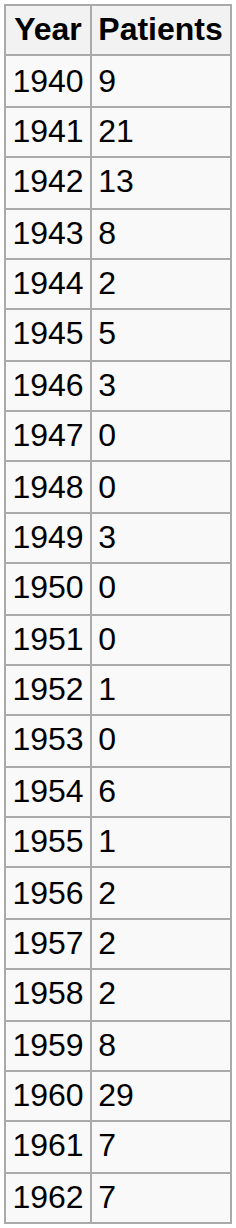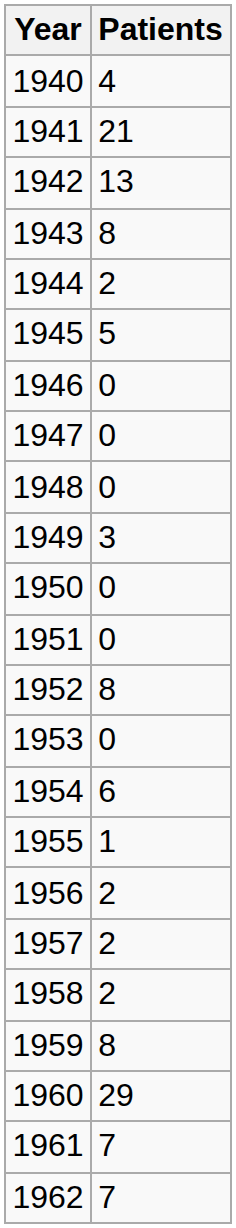(107, 80) 9 -> (107, 80) 4
(107, 385) 3 -> (107, 385) 0
(107, 689) 1 -> (107, 689) 8
